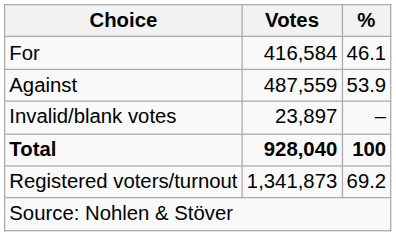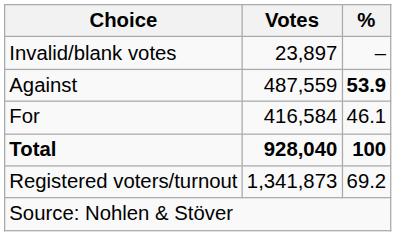rows swapped: (25, 52) <-> (93, 117)
(366, 85) normal -> (366, 85) bold
